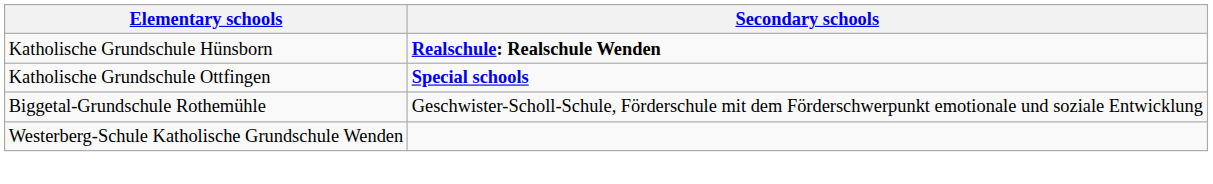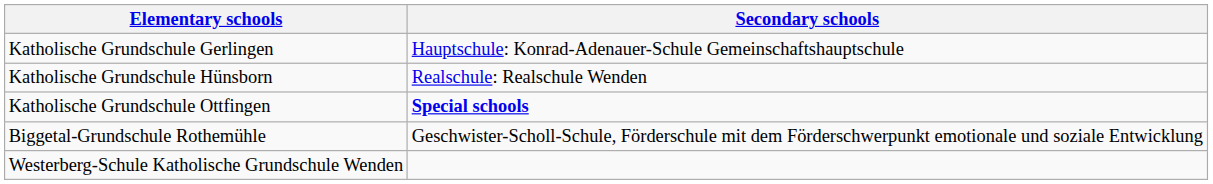+ row: (141, 48)
(536, 48) bold -> (529, 77) normal
